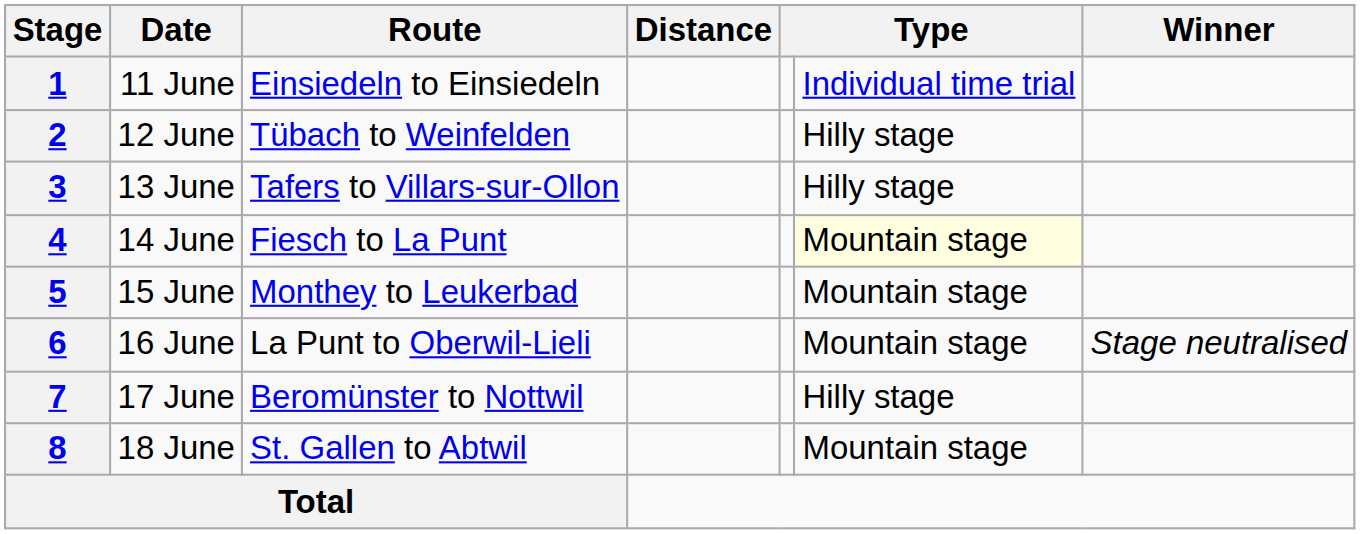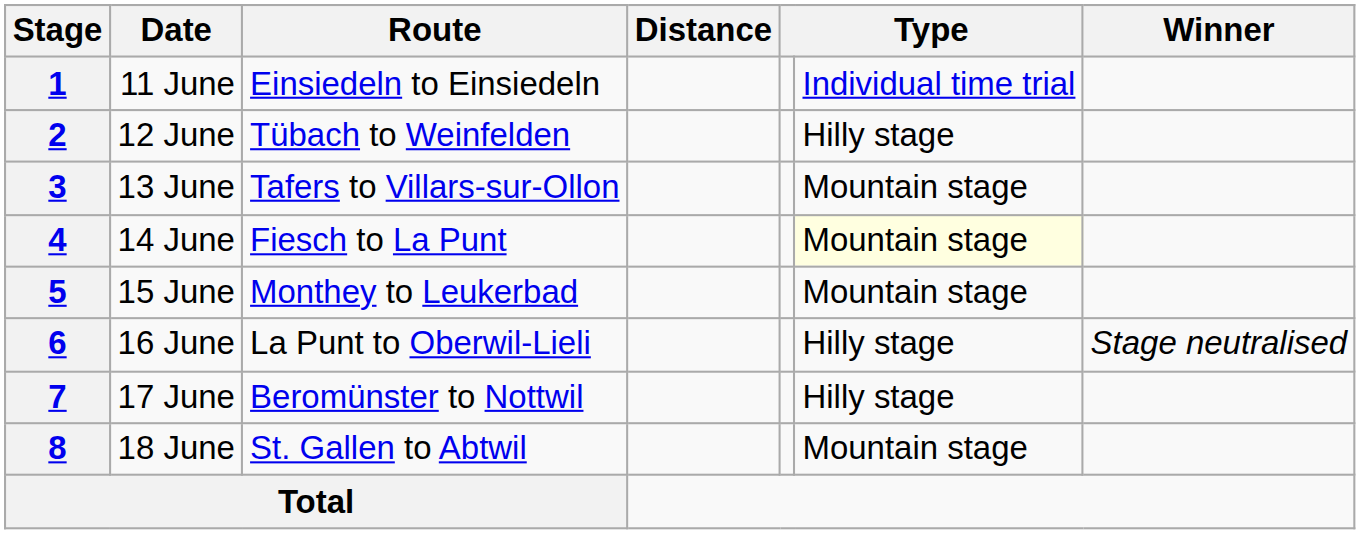(879, 187) Hilly stage -> (915, 187) Mountain stage
(915, 344) Mountain stage -> (879, 344) Hilly stage
